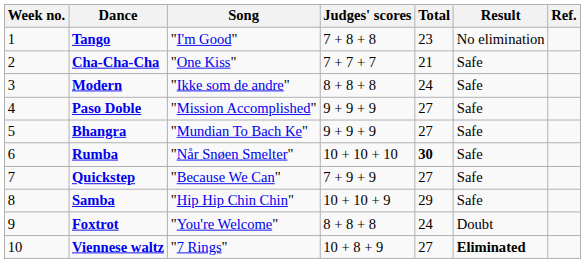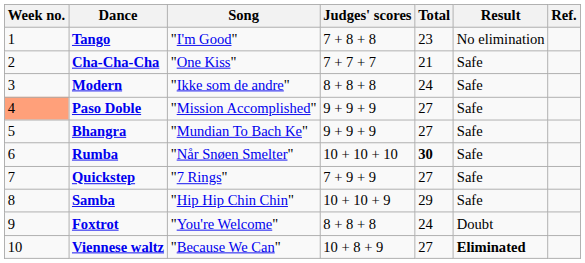(11, 108) no background -> (11, 108) lightsalmon background
(226, 177) "Because We Can" -> (199, 177) "7 Rings"
(199, 246) "7 Rings" -> (226, 246) "Because We Can"
